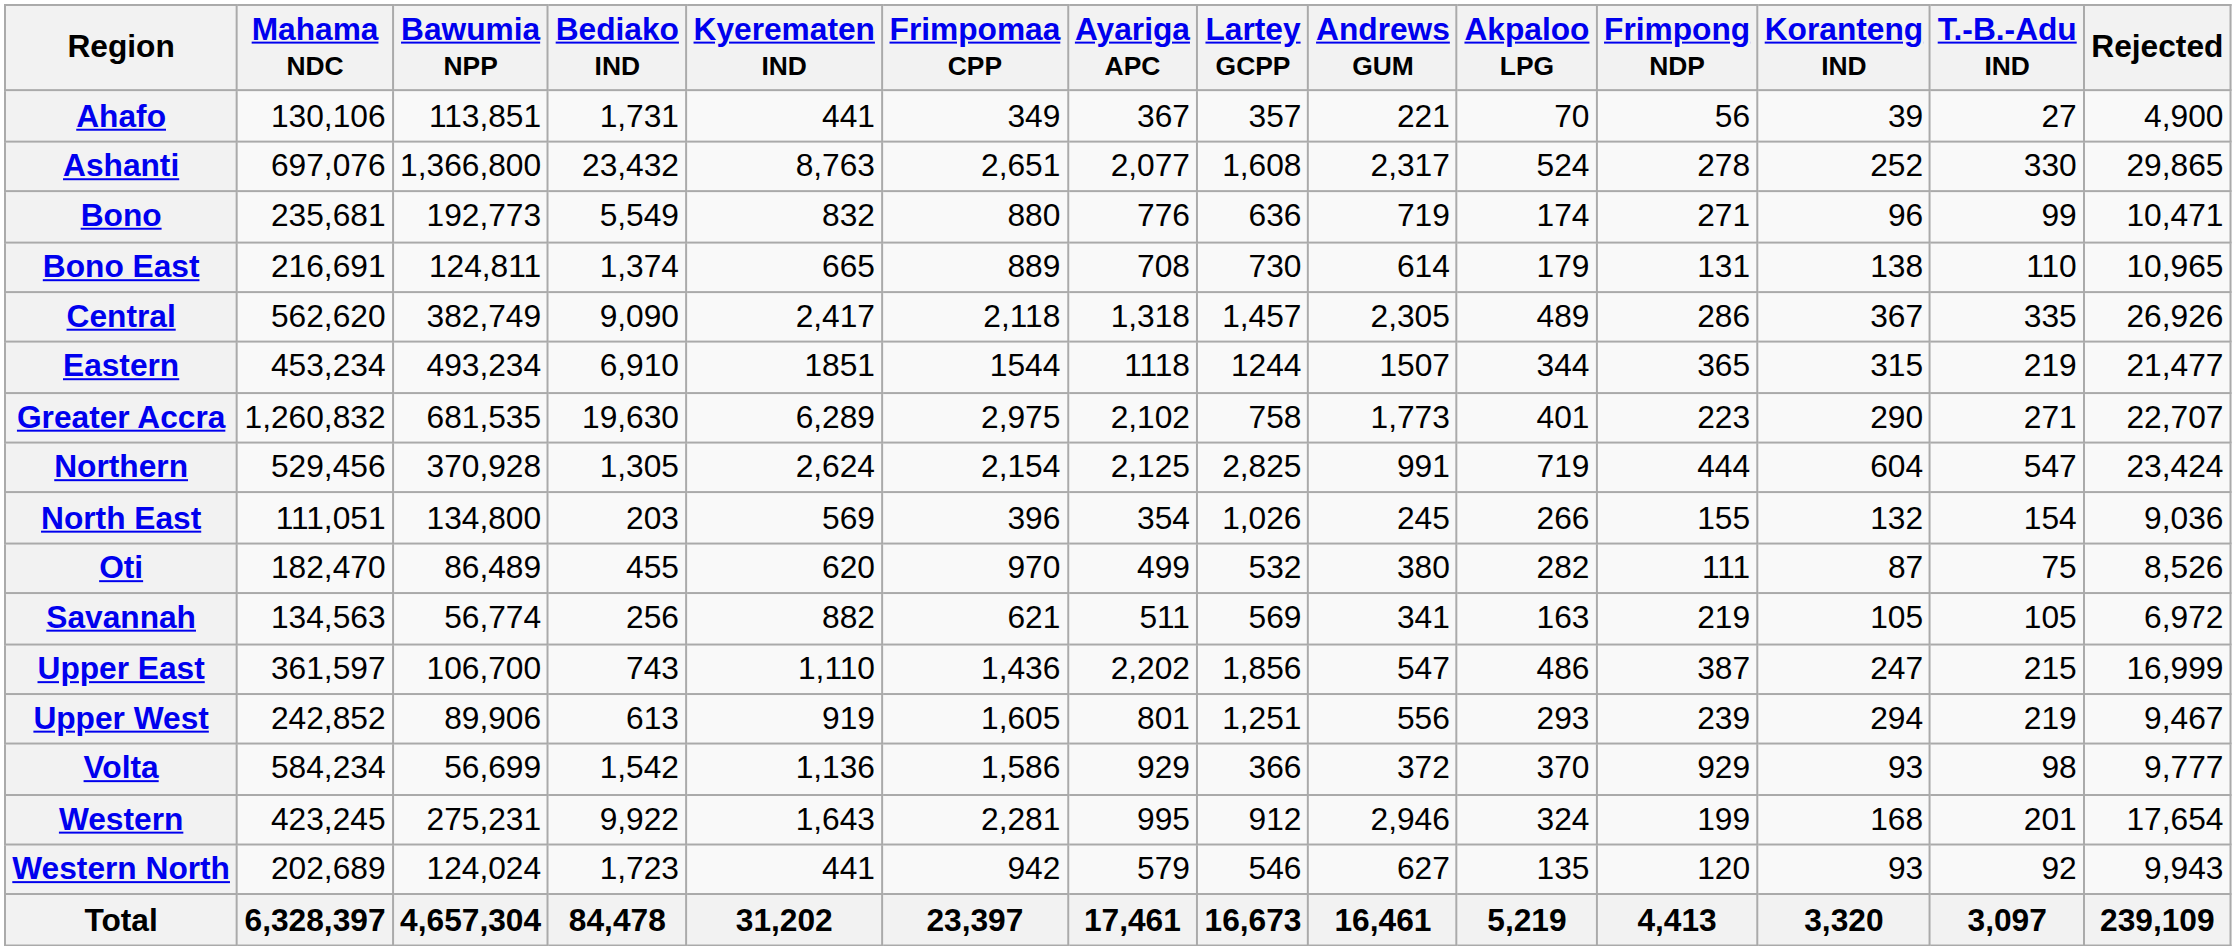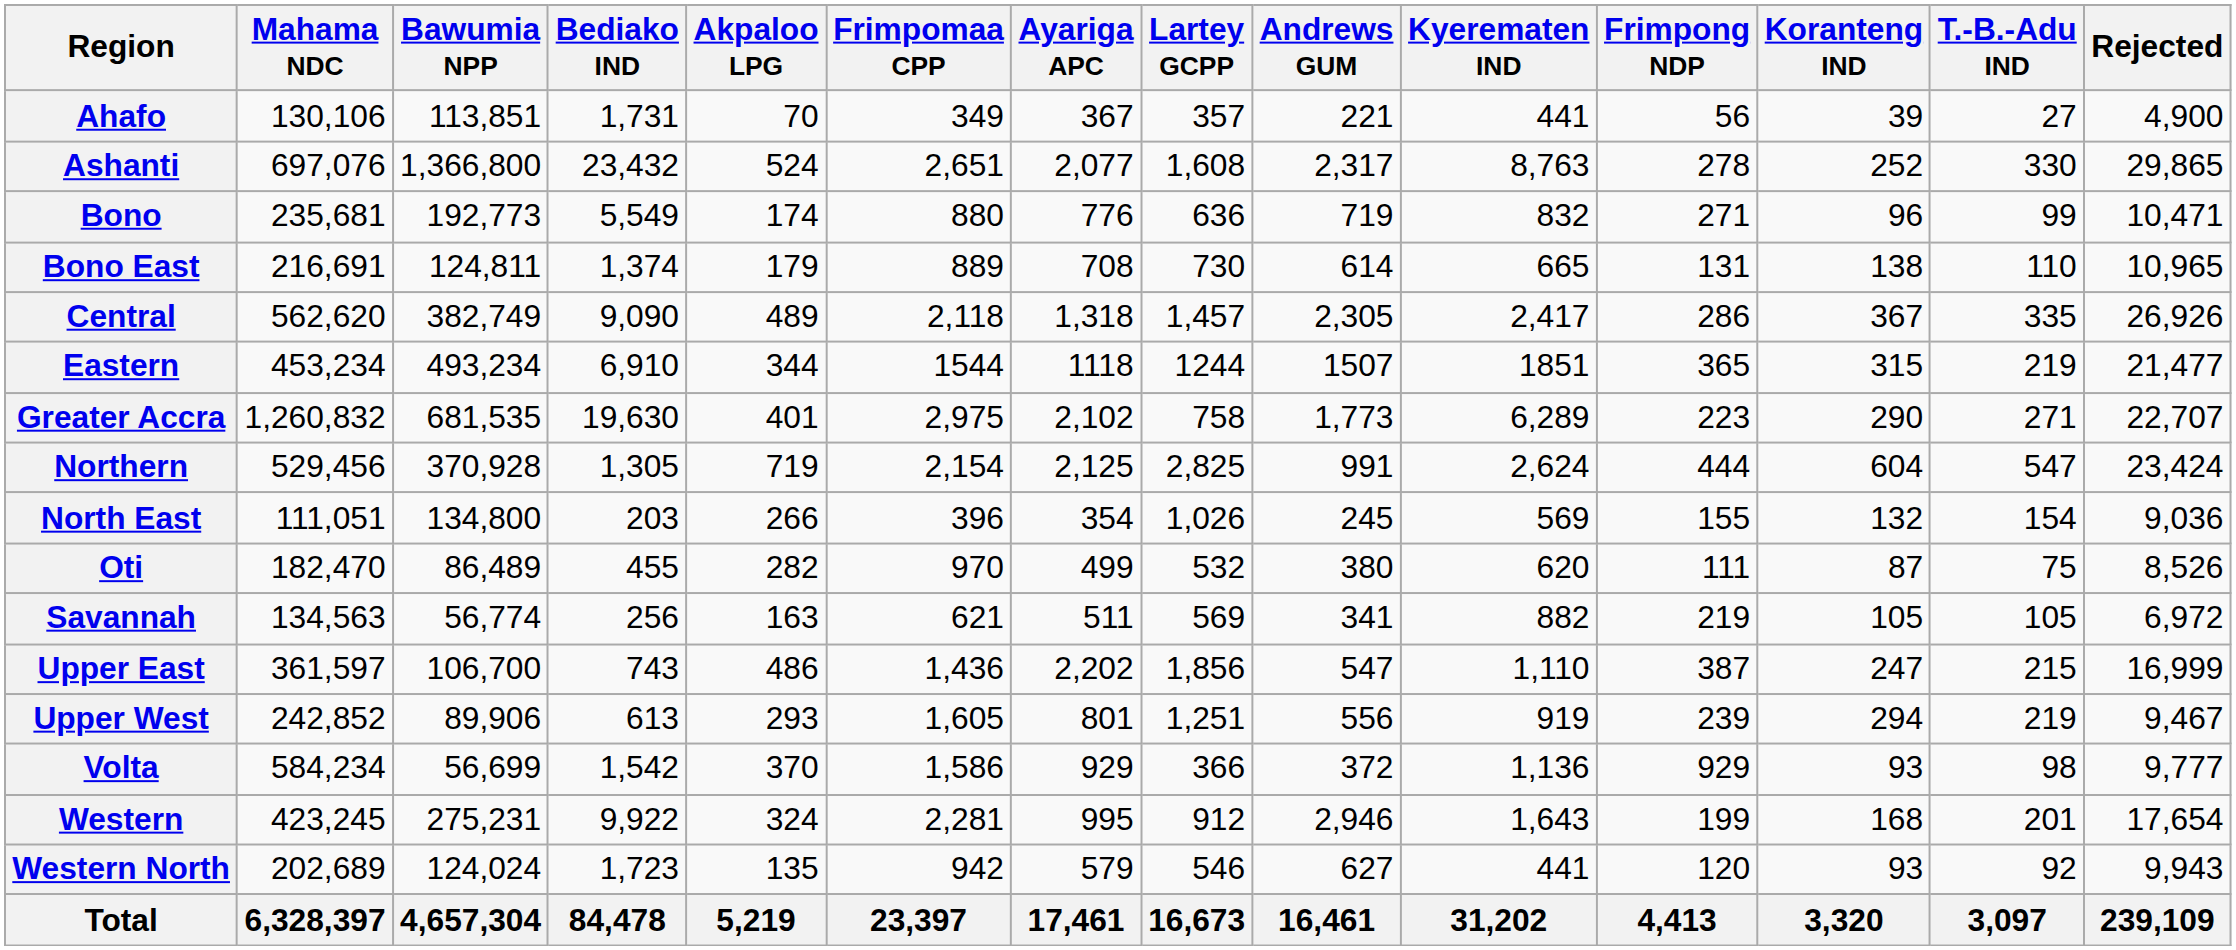columns swapped: (784, 47) <-> (1527, 47)
